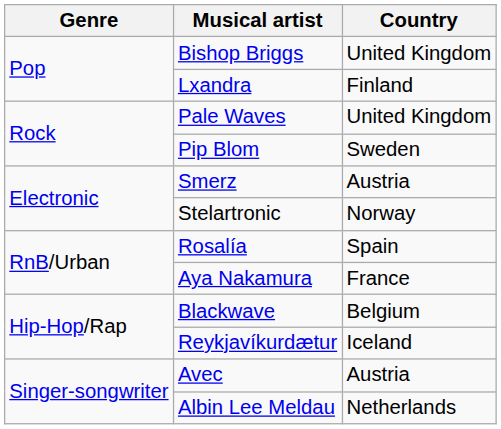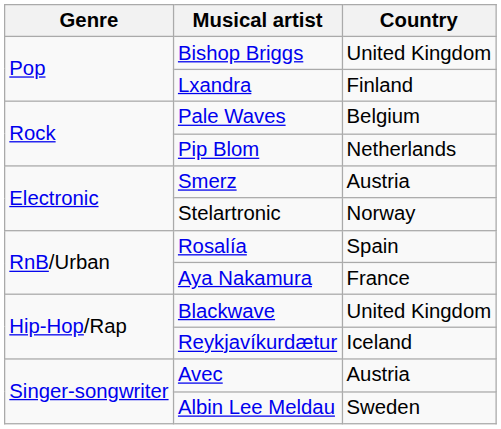(419, 117) United Kingdom -> (383, 117) Belgium
(383, 149) Sweden -> (401, 149) Netherlands
(383, 310) Belgium -> (419, 310) United Kingdom
(401, 407) Netherlands -> (383, 407) Sweden
